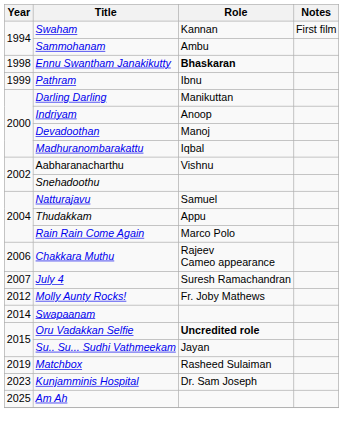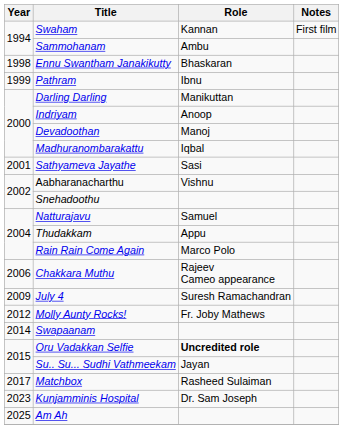(208, 64) bold -> (206, 64) normal
+ row: (86, 166)
(19, 280) 2007 -> (19, 297) 2009
(19, 365) 2019 -> (19, 382) 2017
